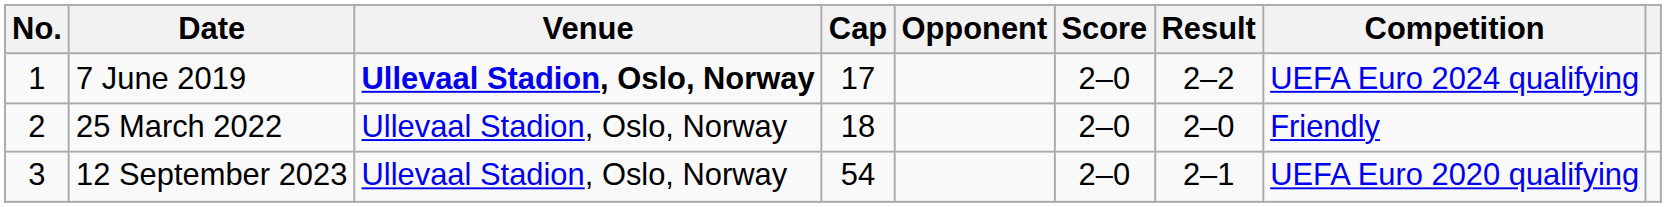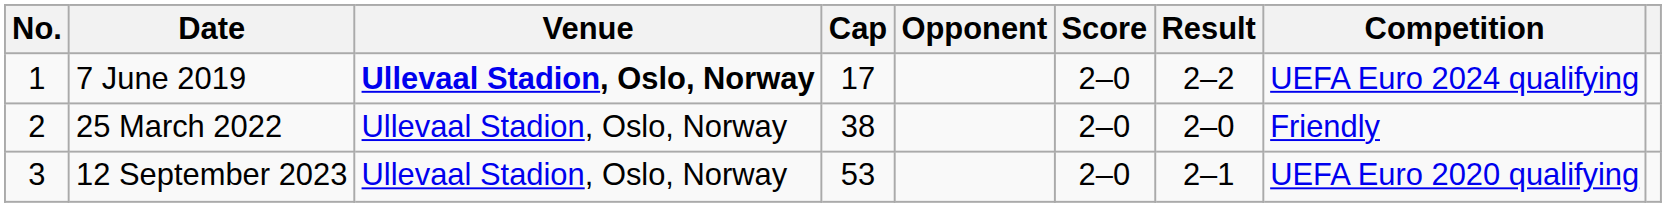(858, 126) 18 -> (858, 126) 38
(858, 175) 54 -> (858, 175) 53
